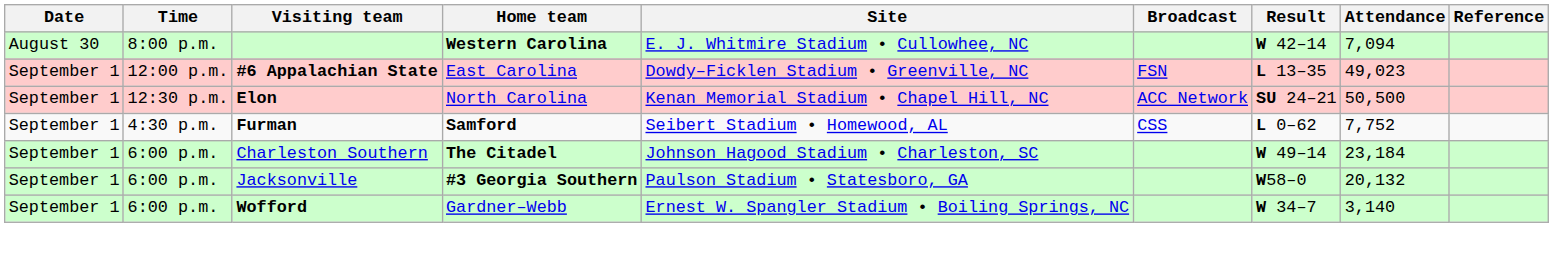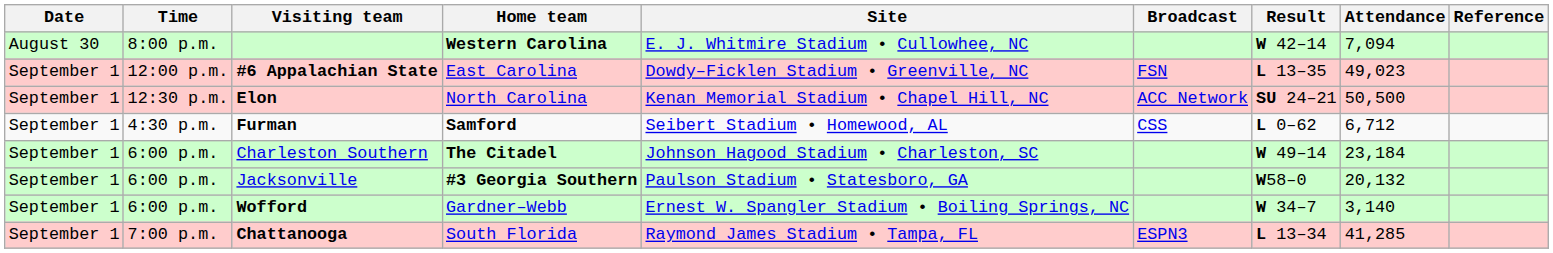(1370, 127) 7,752 -> (1370, 127) 6,712
+ row: (292, 236)
